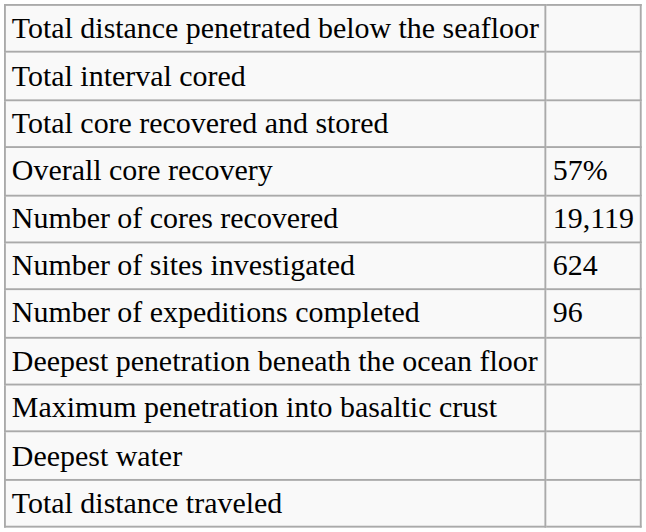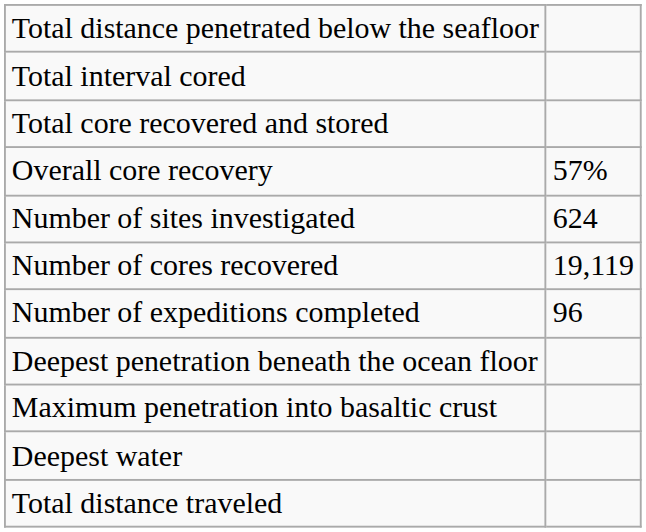rows swapped: (175, 218) <-> (183, 265)
